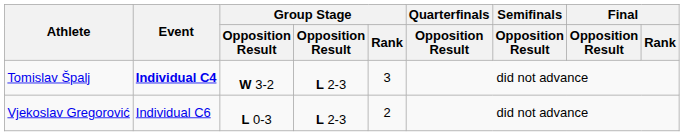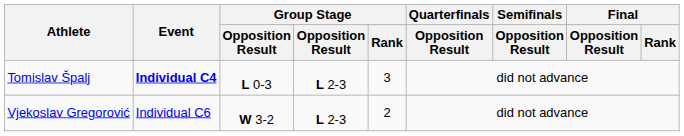(257, 85) W 3-2 -> (257, 85) L 0-3
(257, 120) L 0-3 -> (257, 120) W 3-2
